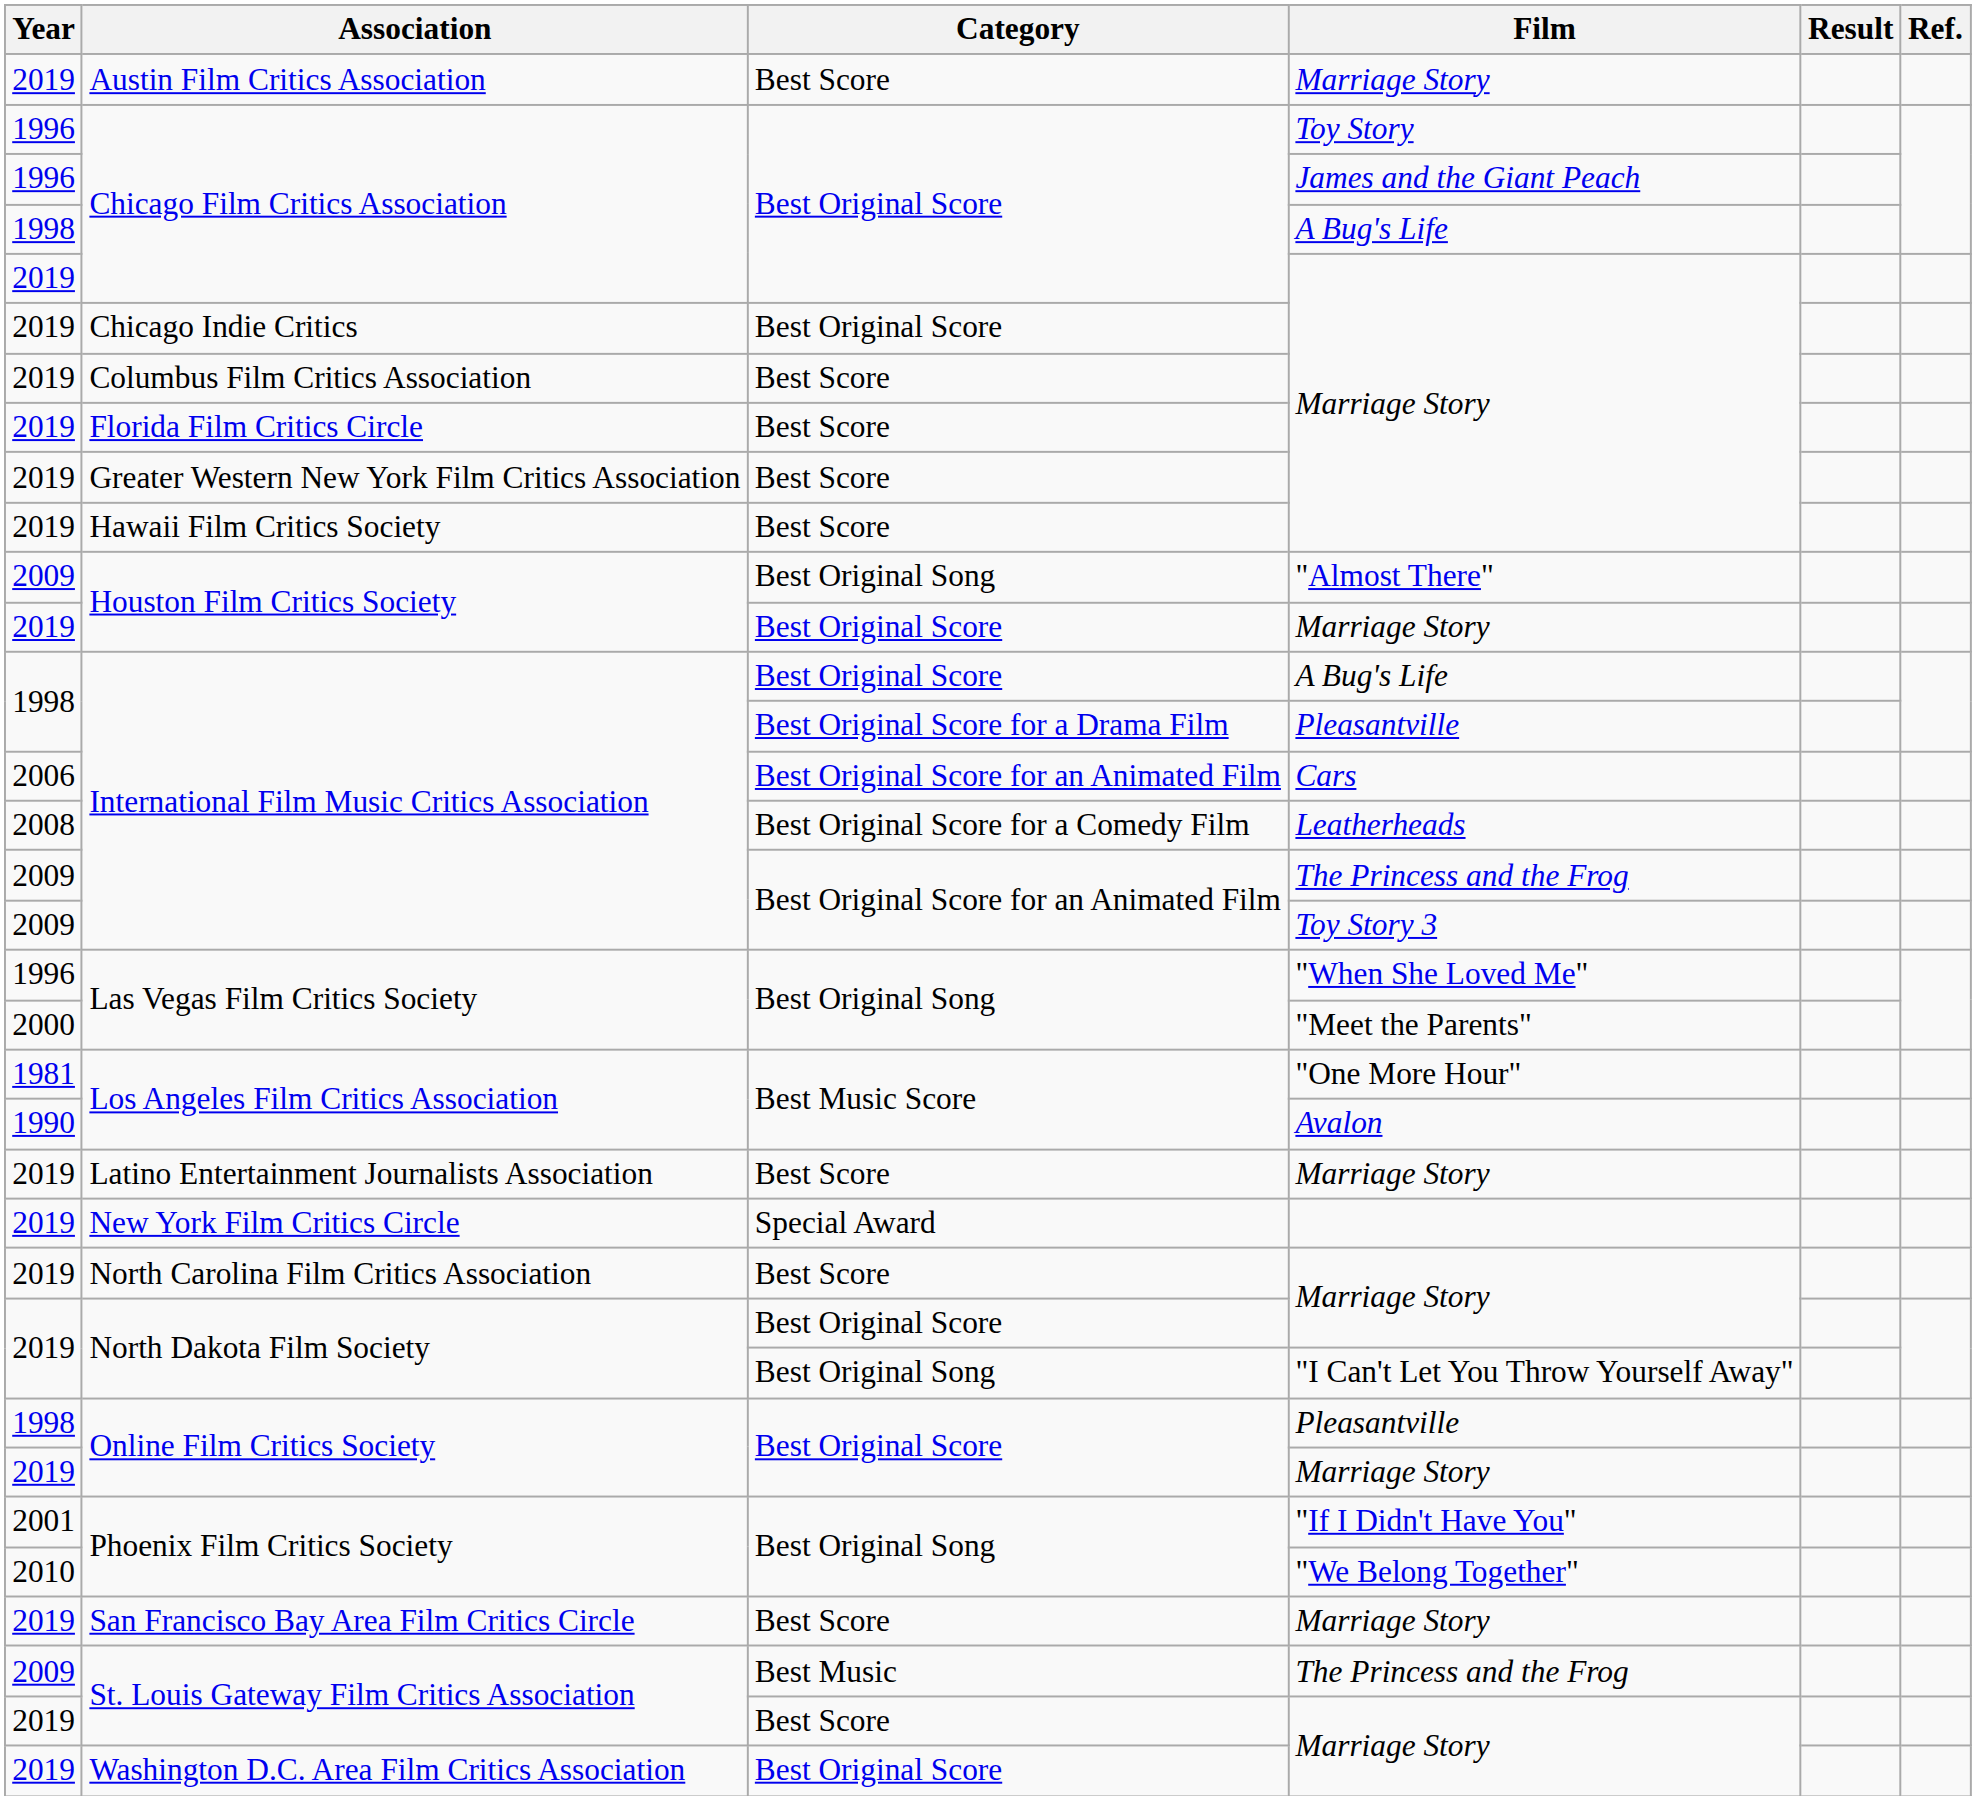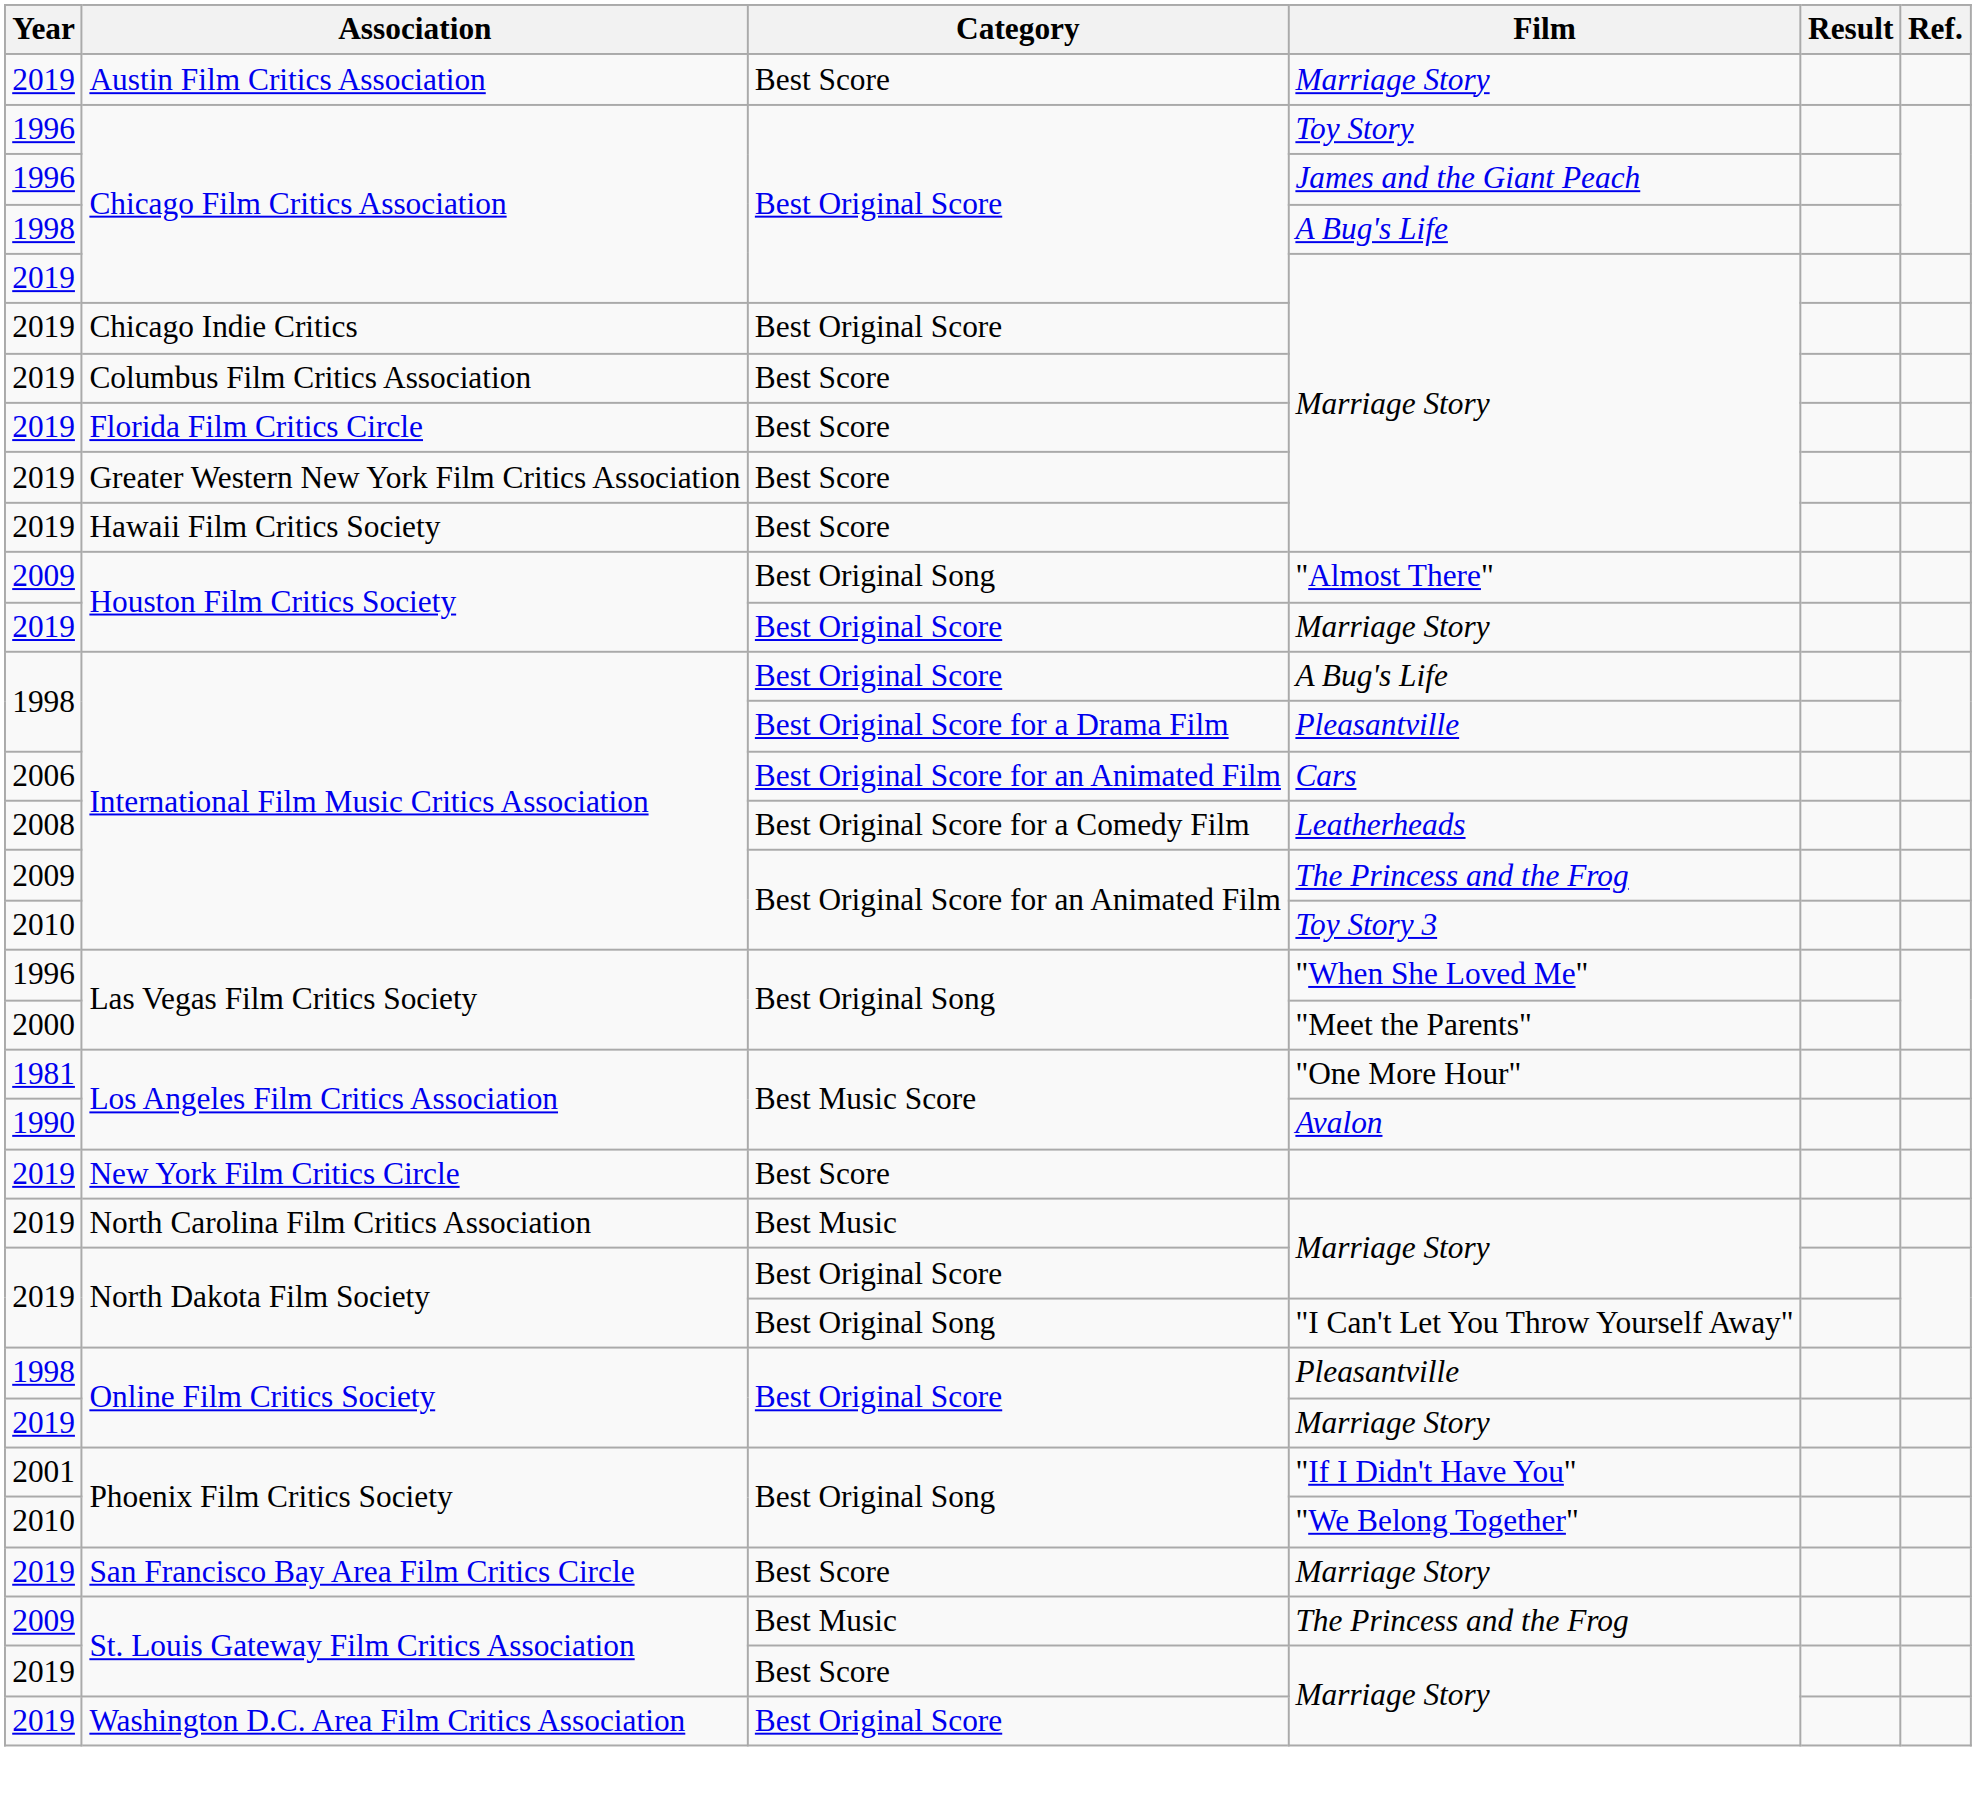(44, 924) 2009 -> (44, 924) 2010
- row: (371, 1173)
(845, 1223) Special Award -> (822, 1173) Best Score
(822, 1272) Best Score -> (826, 1223) Best Music
